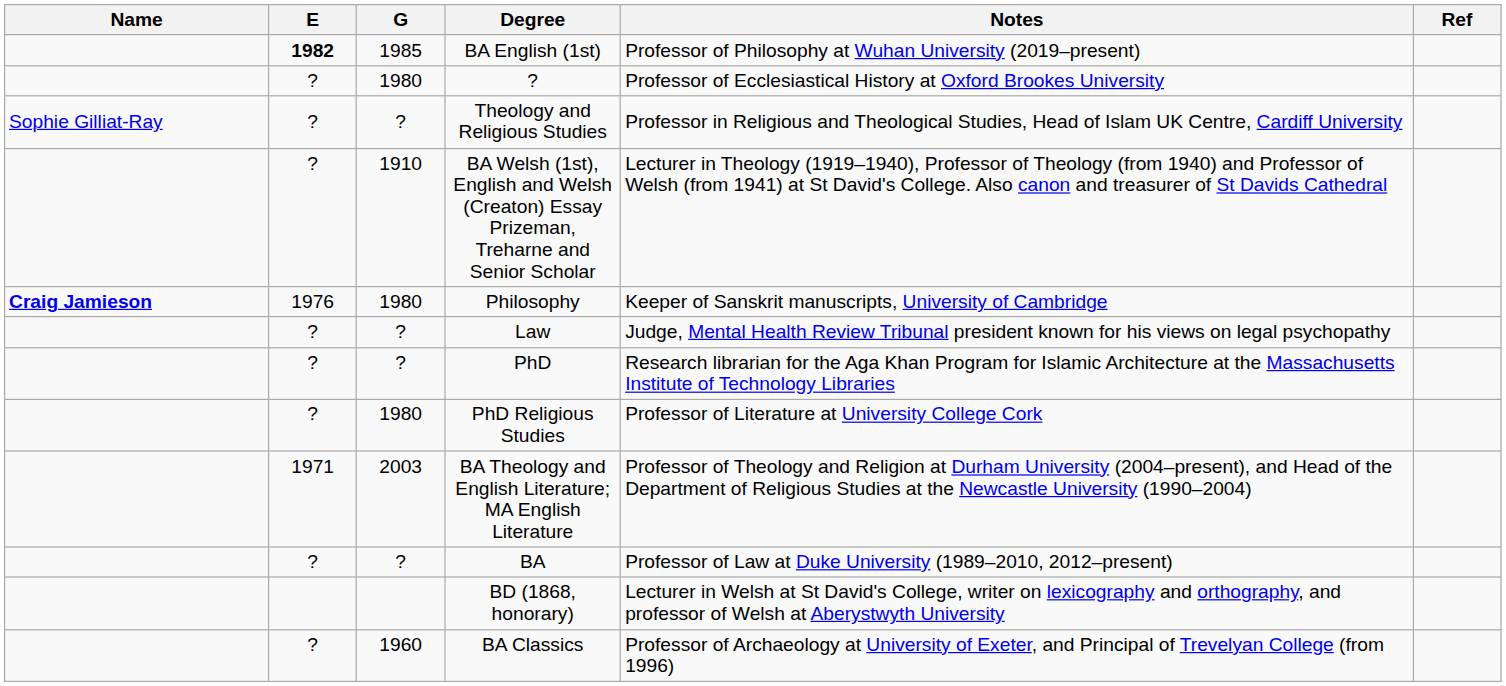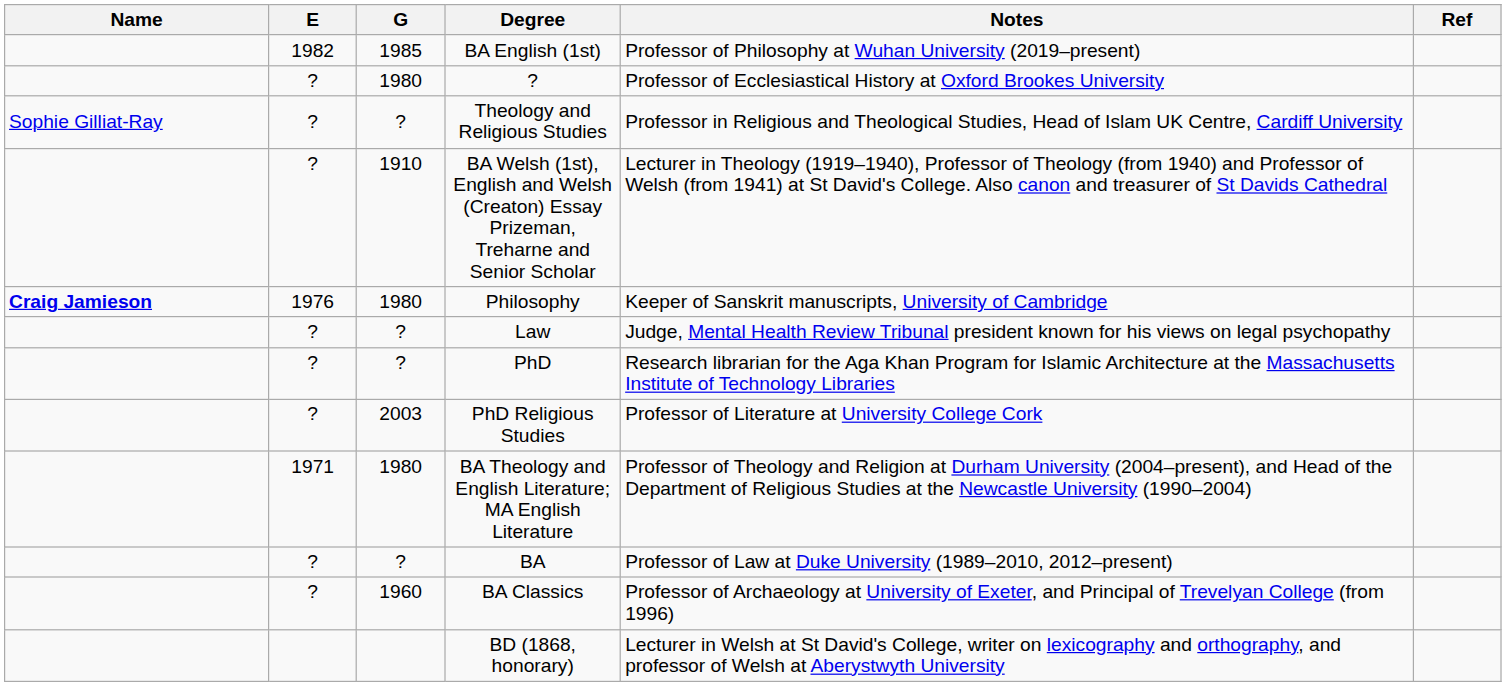(313, 50) bold -> (313, 50) normal
(401, 414) 1980 -> (401, 414) 2003
(401, 466) 2003 -> (401, 466) 1980
rows swapped: (533, 603) <-> (533, 644)
